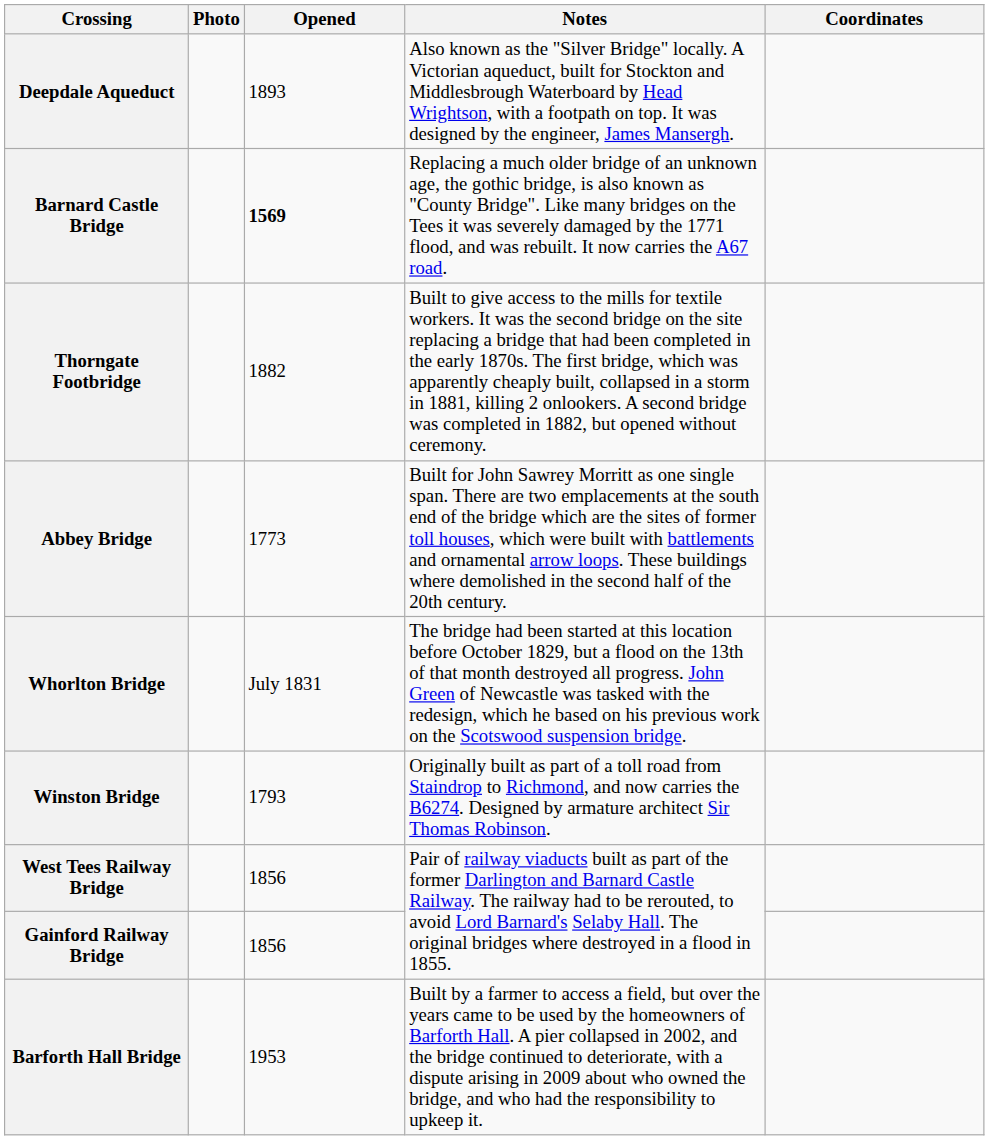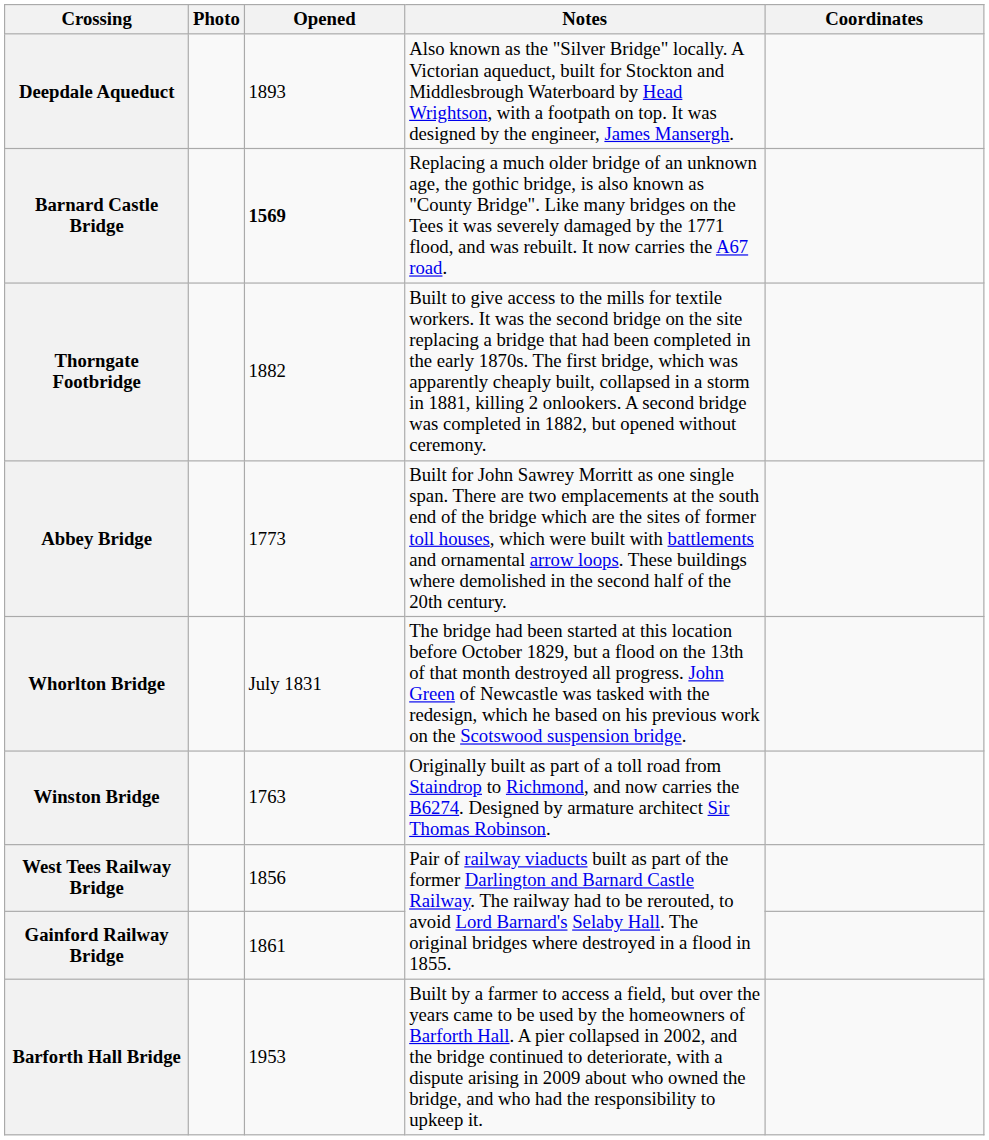(267, 797) 1793 -> (267, 797) 1763
(267, 945) 1856 -> (267, 945) 1861
